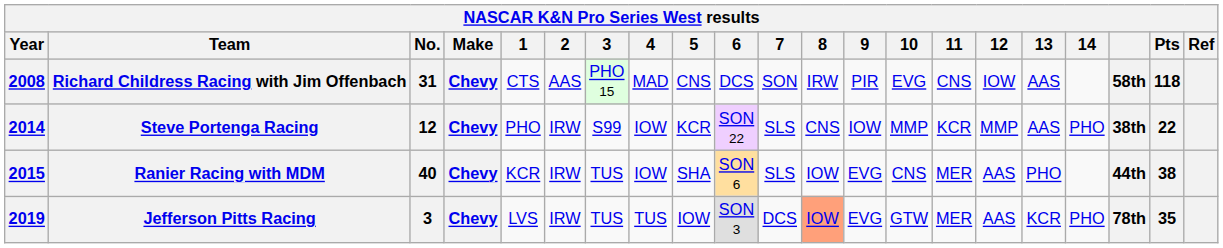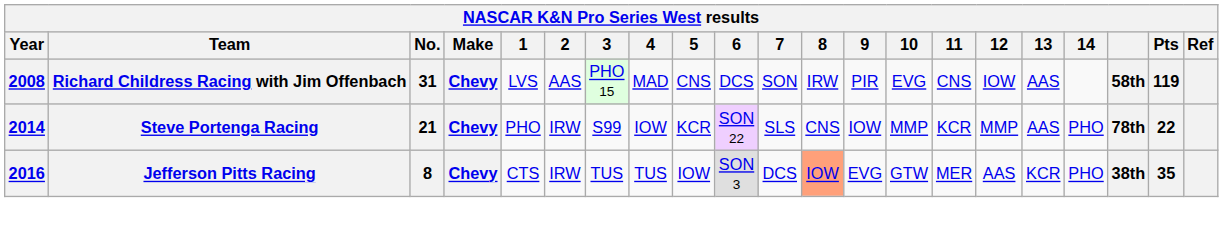(523, 81) CTS -> (523, 81) LVS
(1167, 81) 118 -> (1166, 81) 119
(427, 127) 12 -> (427, 127) 21
(1129, 127) 38th -> (1128, 127) 78th
- row: (230, 173)
(27, 219) 2019 -> (27, 173) 2016
(427, 219) 3 -> (427, 173) 8
(523, 219) LVS -> (523, 173) CTS
(1129, 219) 78th -> (1128, 173) 38th
